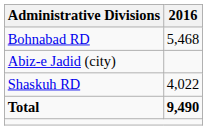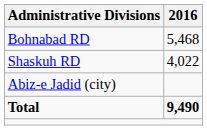rows swapped: (44, 84) <-> (62, 61)
